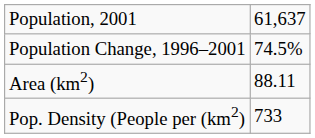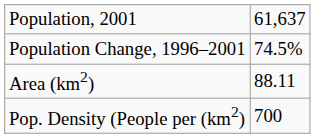(268, 115) 733 -> (268, 115) 700
